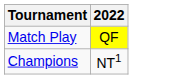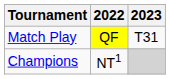+ column: (146, 15)
